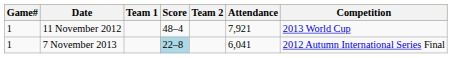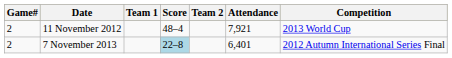(9, 28) 1 -> (9, 28) 2
(9, 45) 1 -> (9, 45) 2
(240, 45) 6,041 -> (240, 45) 6,401
